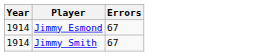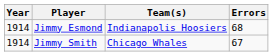+ column: (167, 12)
(113, 28) 67 -> (237, 28) 68
